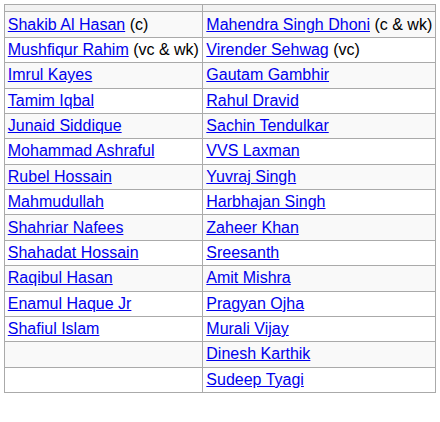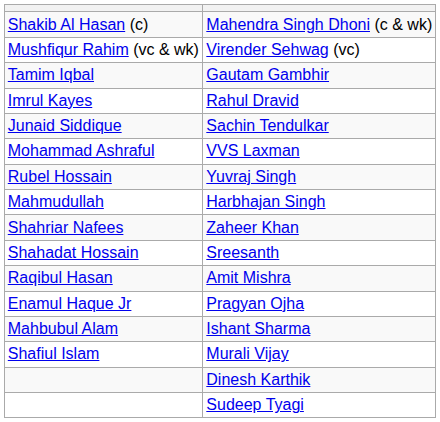(50, 75) Imrul Kayes -> (51, 75) Tamim Iqbal
(51, 100) Tamim Iqbal -> (50, 100) Imrul Kayes
+ row: (258, 329)
